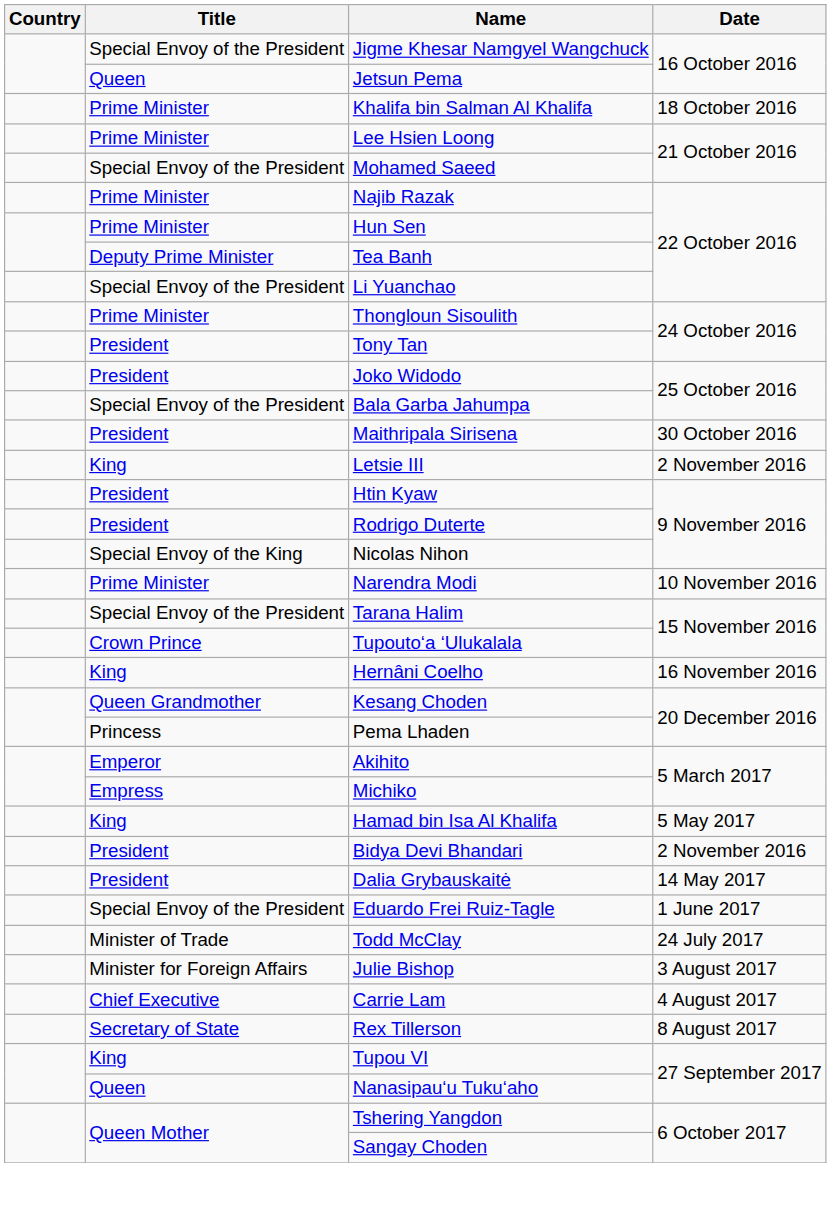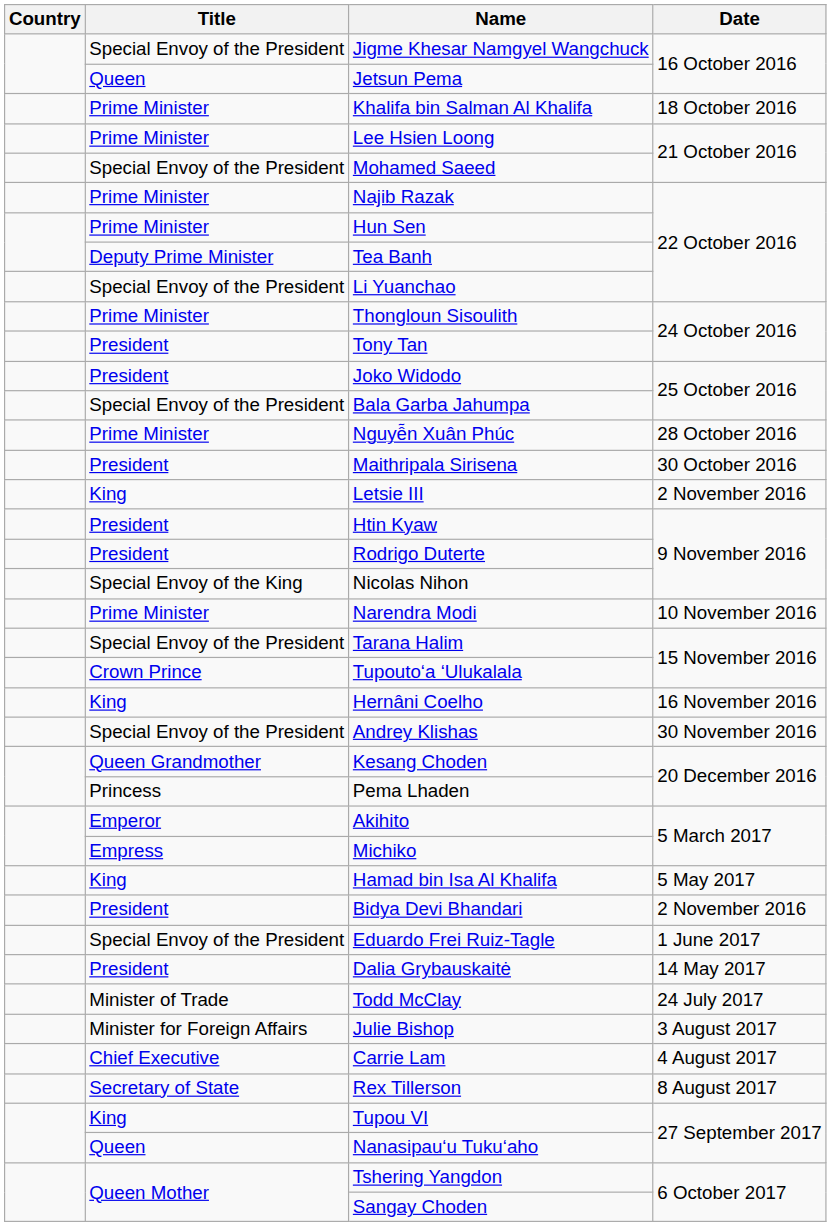+ row: (434, 434)
+ row: (415, 731)
rows swapped: (432, 880) <-> (454, 910)
